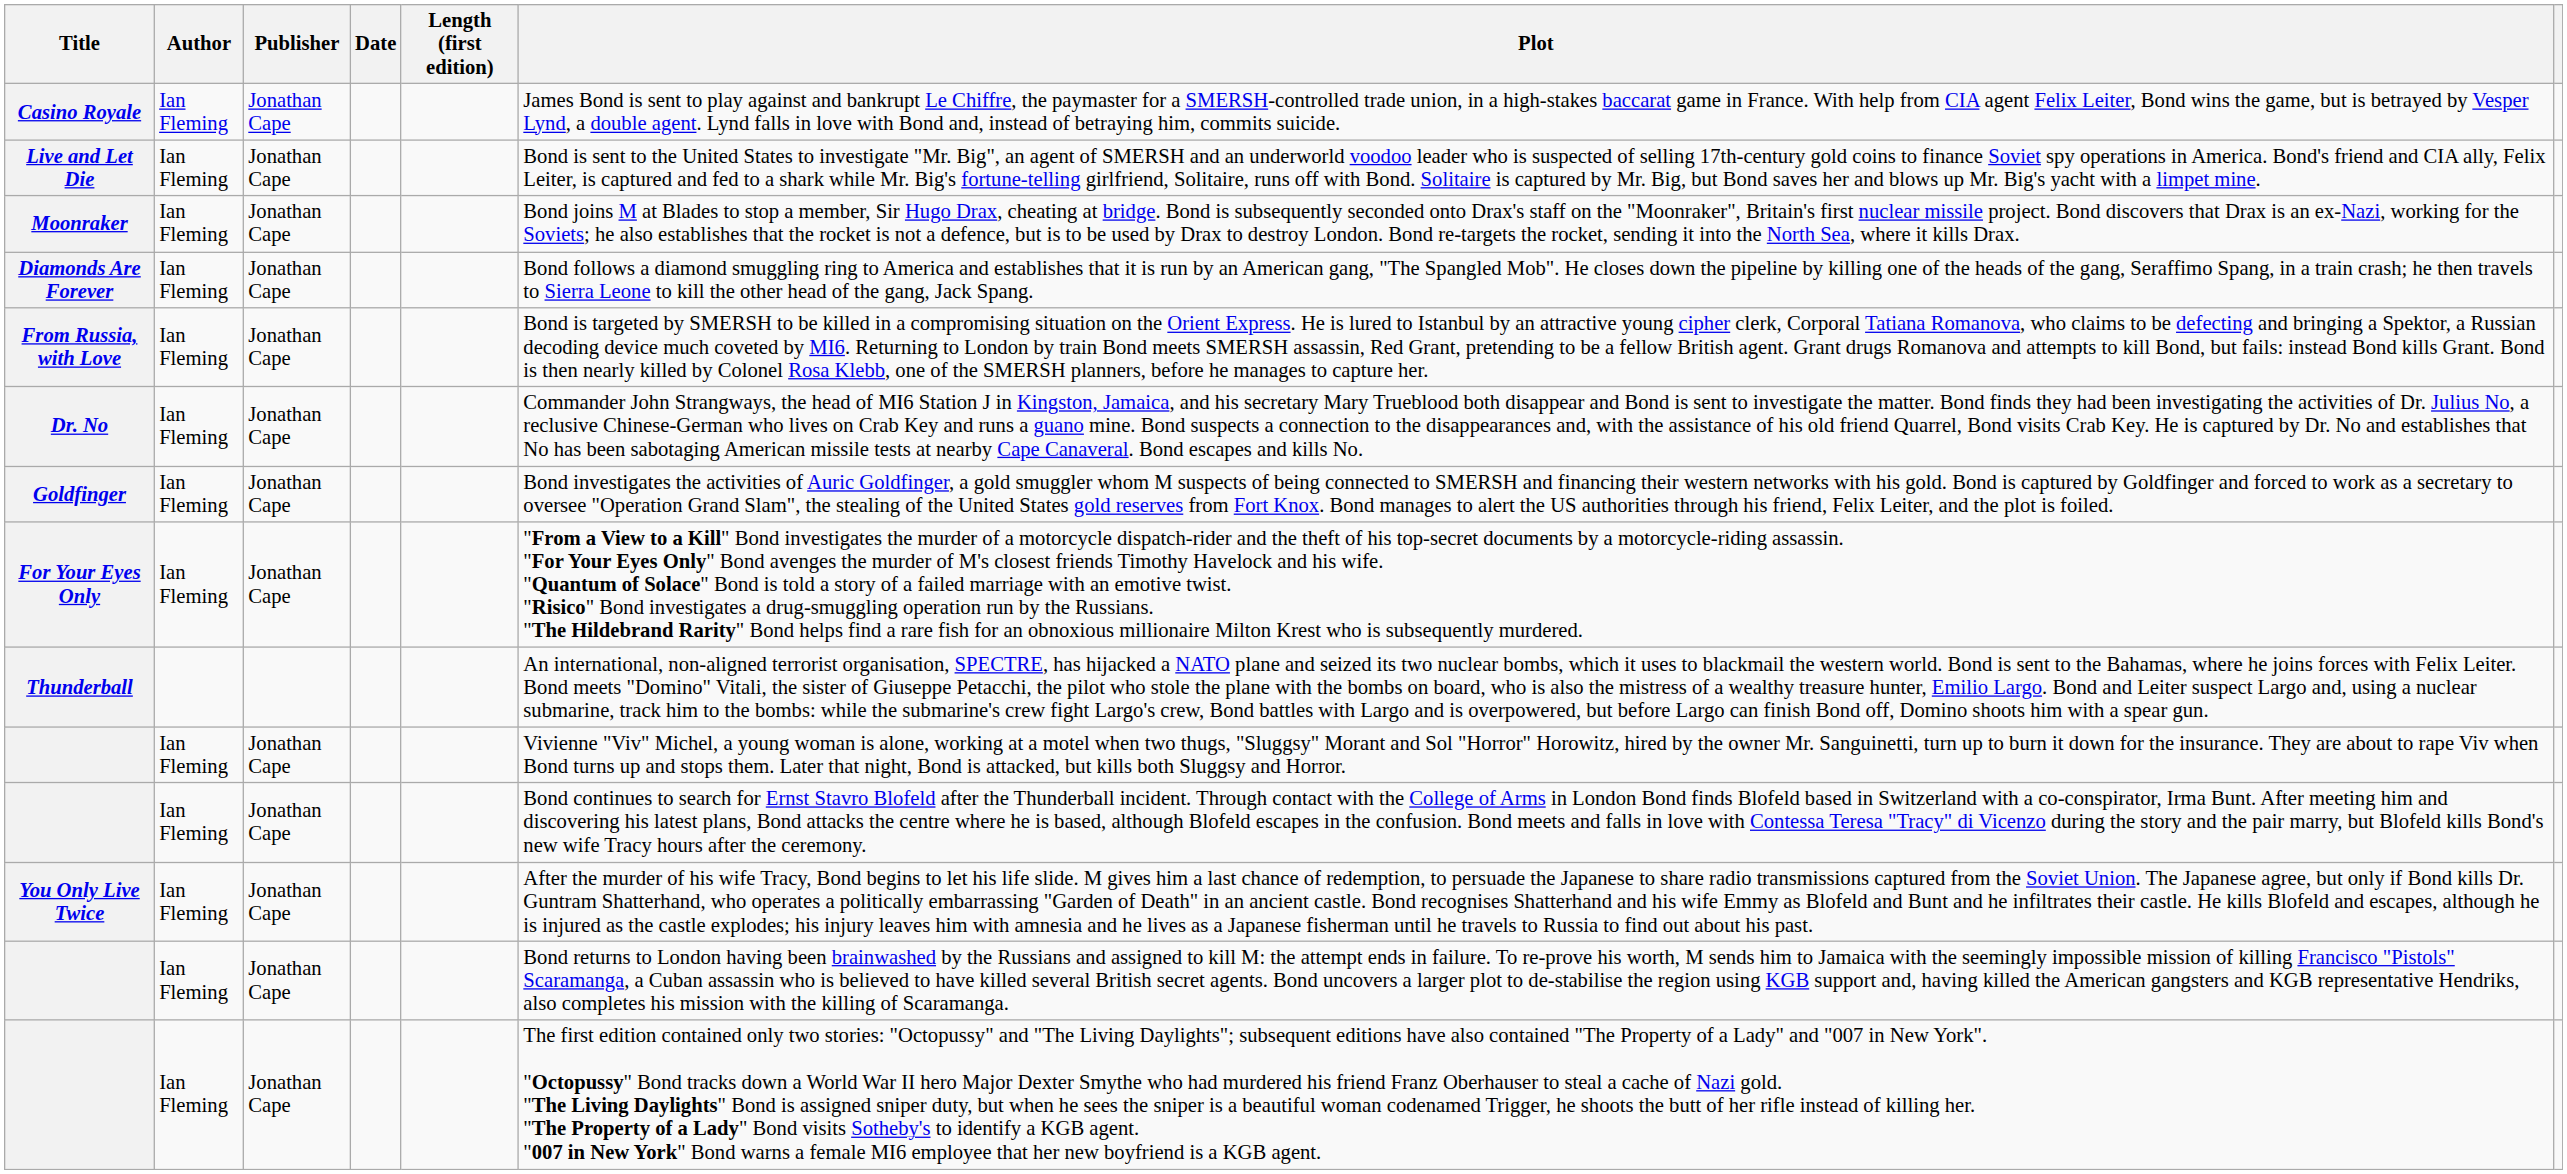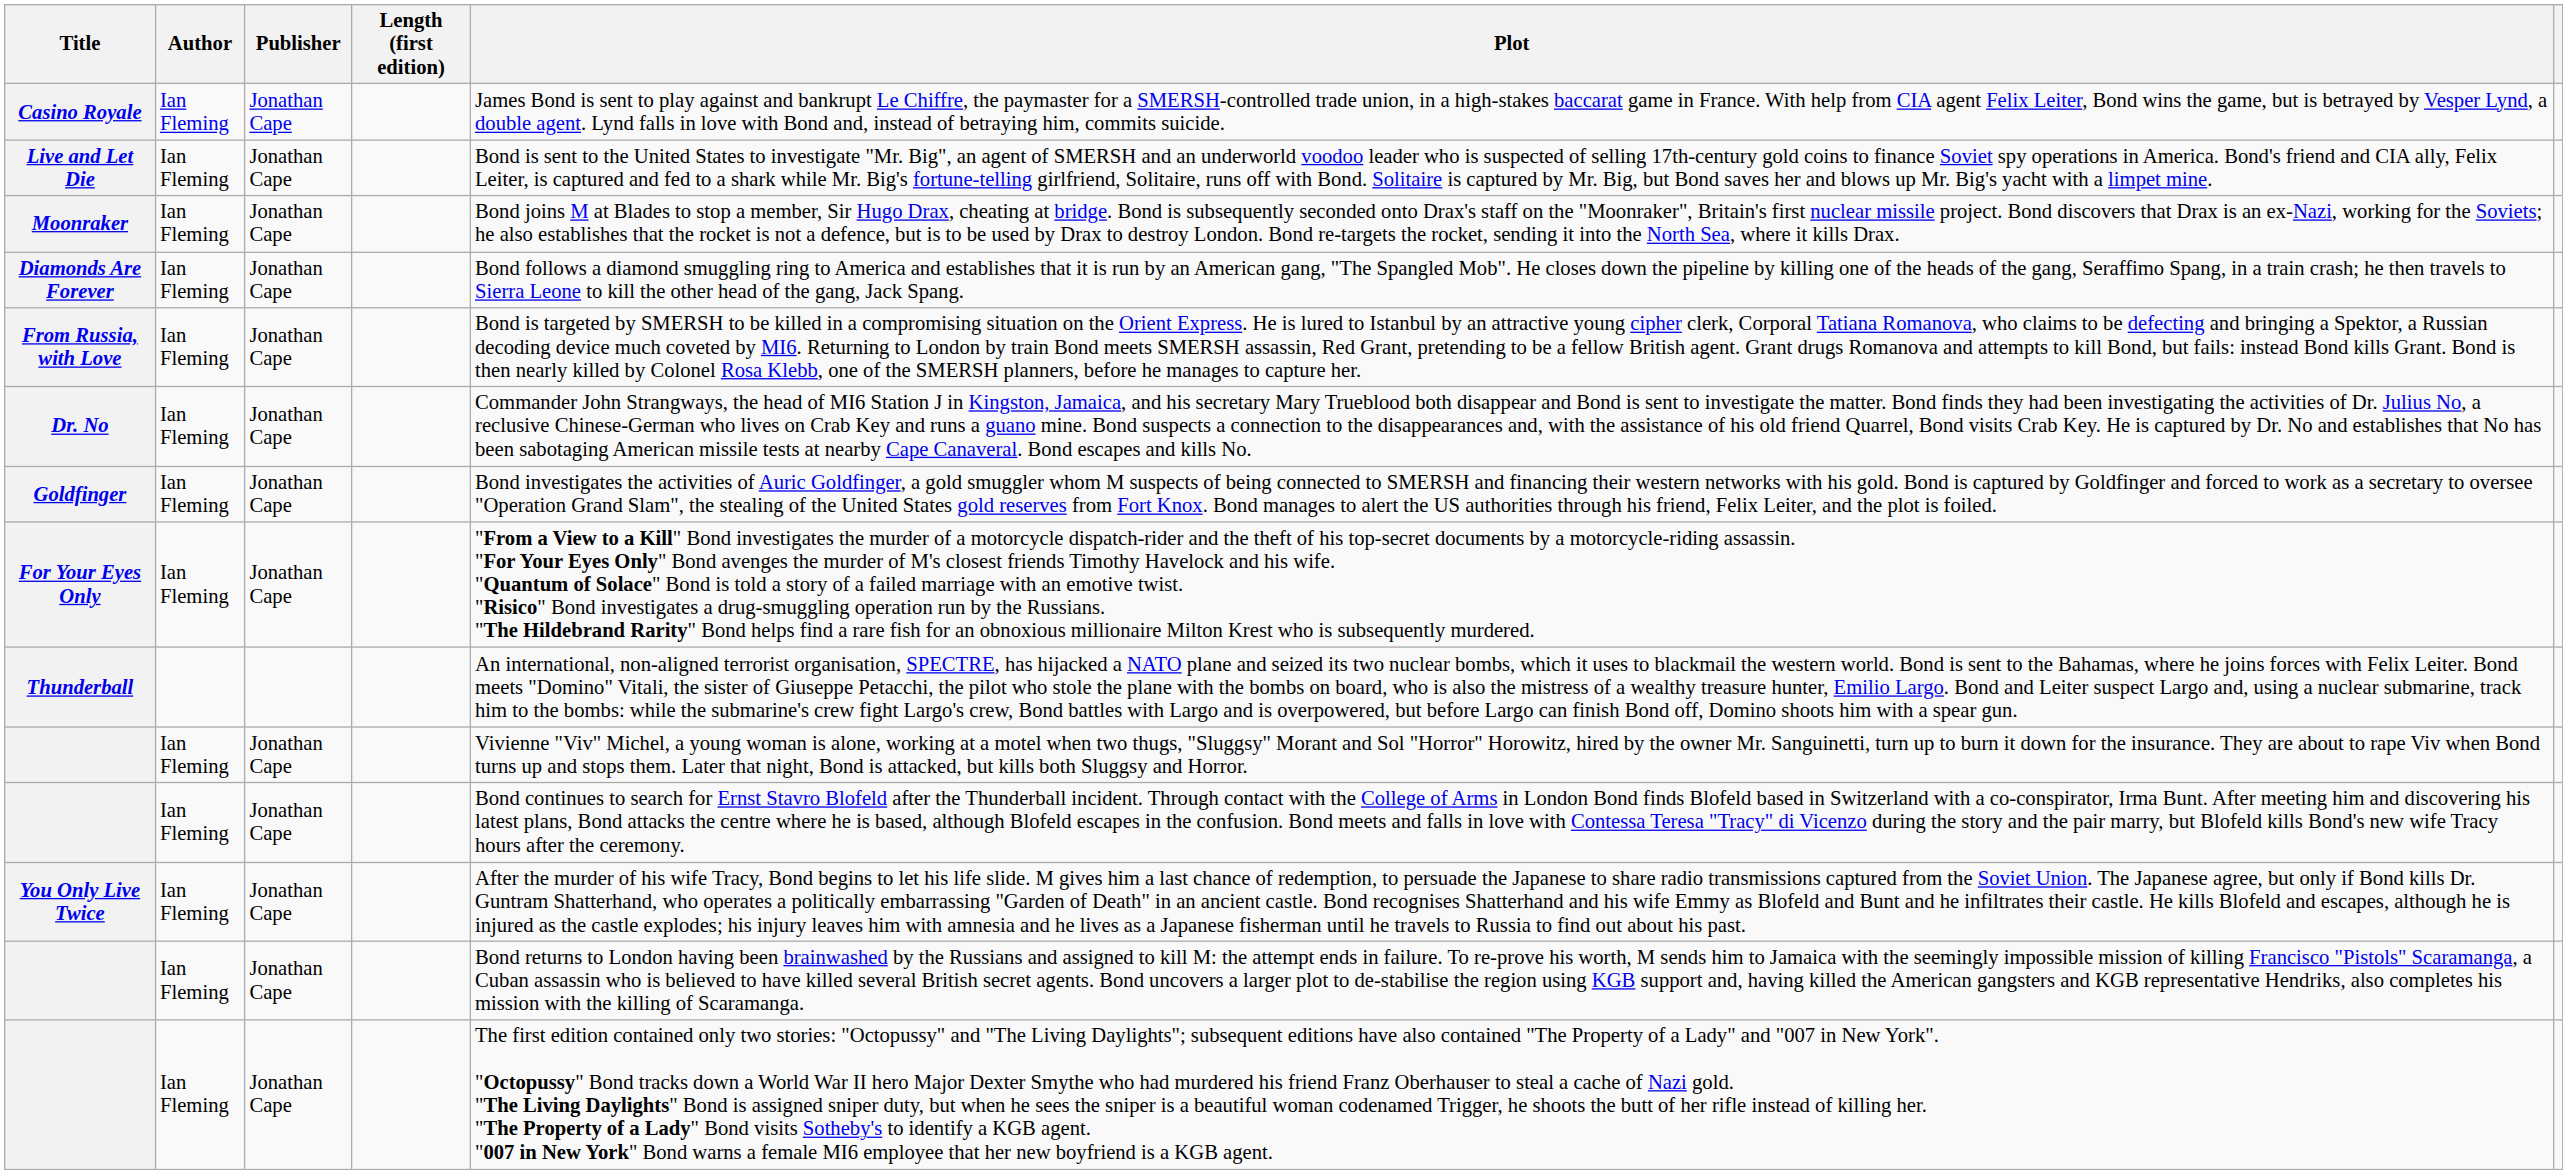- column: (376, 44)
